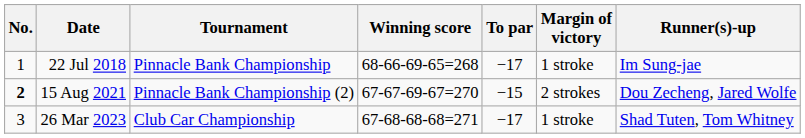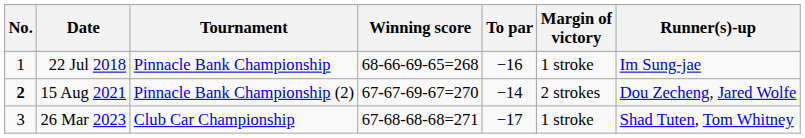(510, 65) −17 -> (510, 65) −16
(510, 92) −15 -> (510, 92) −14
